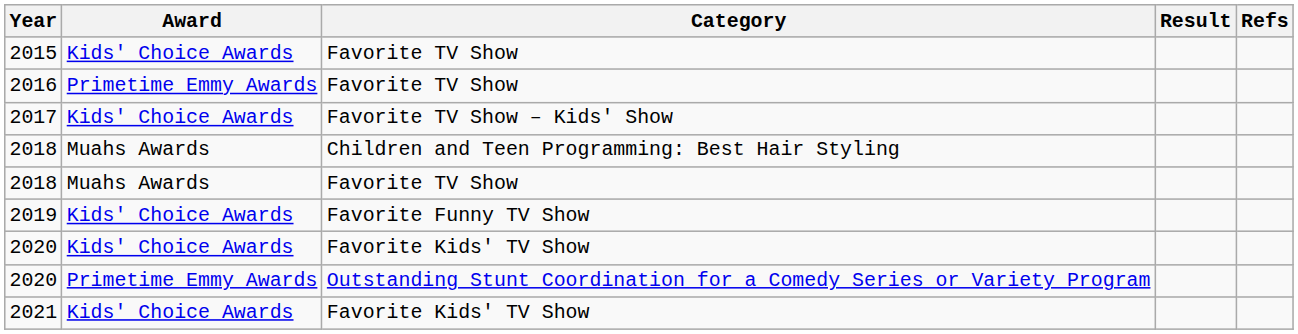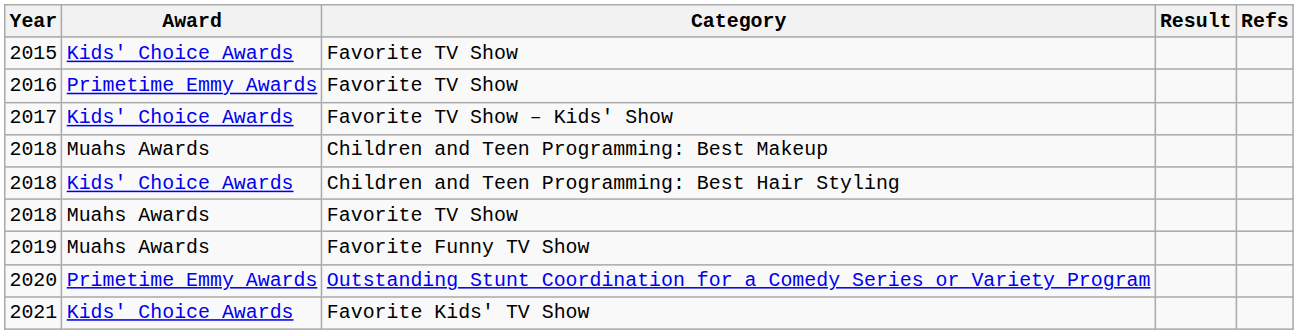+ row: (33, 151)
(138, 151) Muahs Awards -> (180, 183) Kids' Choice Awards
(180, 215) Kids' Choice Awards -> (138, 248) Muahs Awards
- row: (33, 248)
